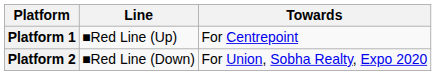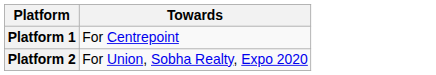- column: (139, 15)
